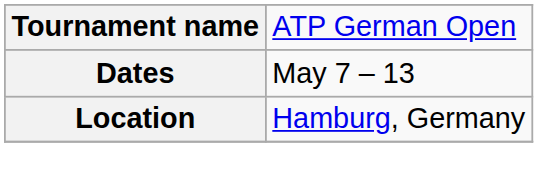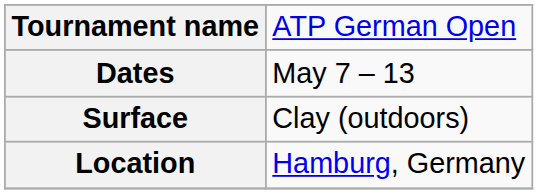+ row: (135, 118)
